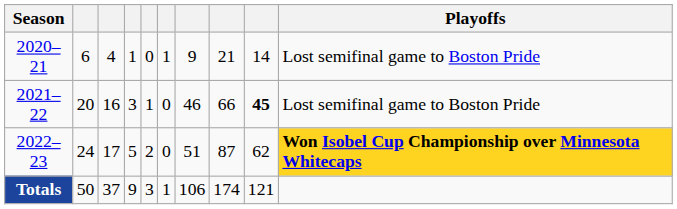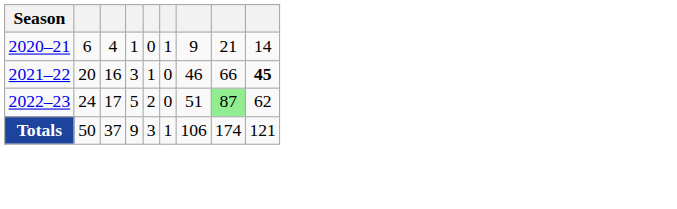- column: (475, 18)
(227, 151) no background -> (228, 102) lightgreen background
